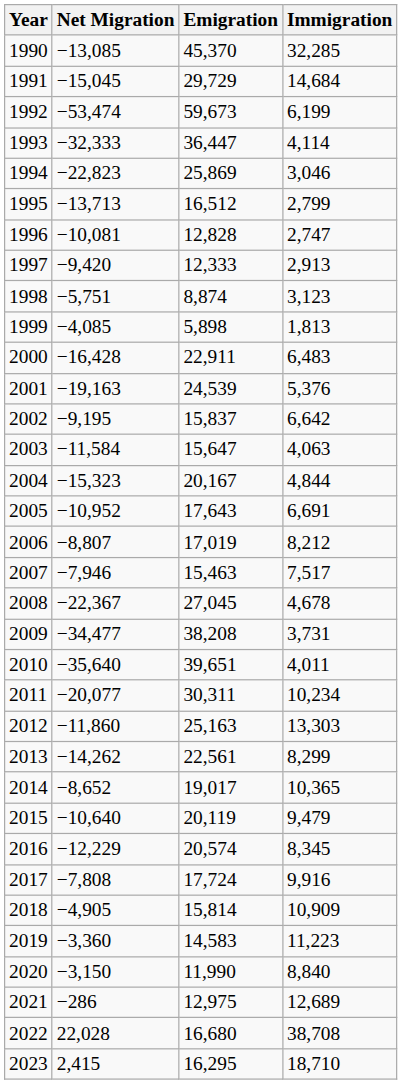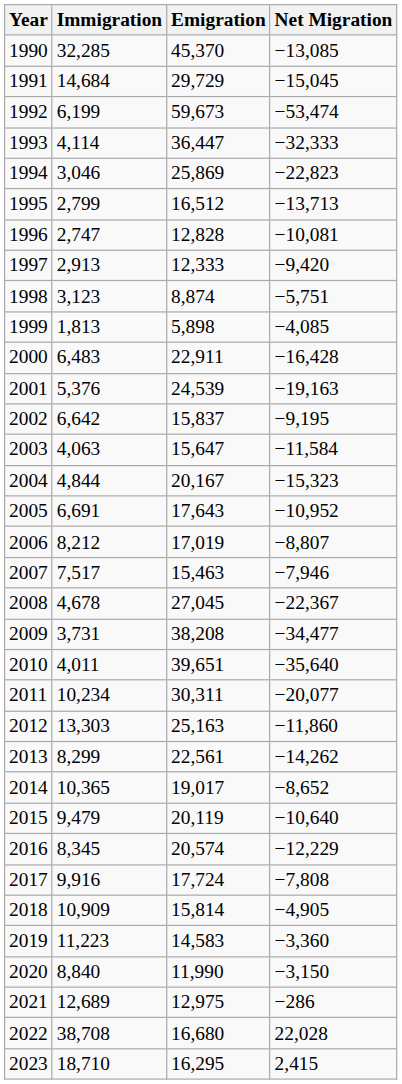columns swapped: (340, 19) <-> (116, 19)
